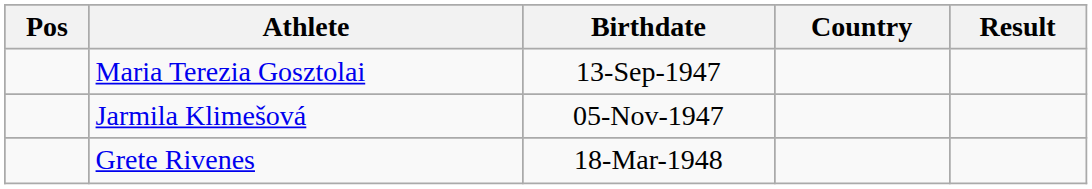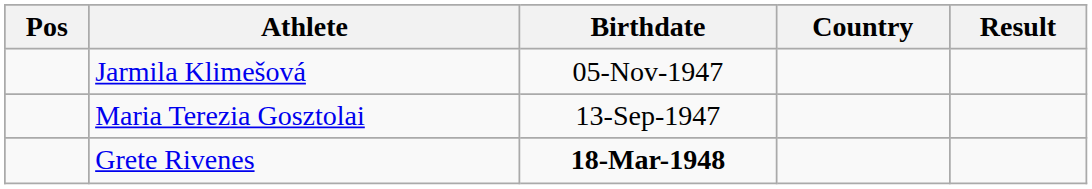rows swapped: (230, 71) <-> (201, 115)
(648, 159) normal -> (648, 159) bold
